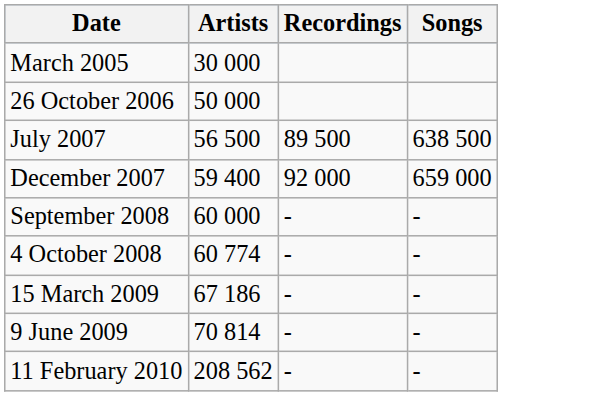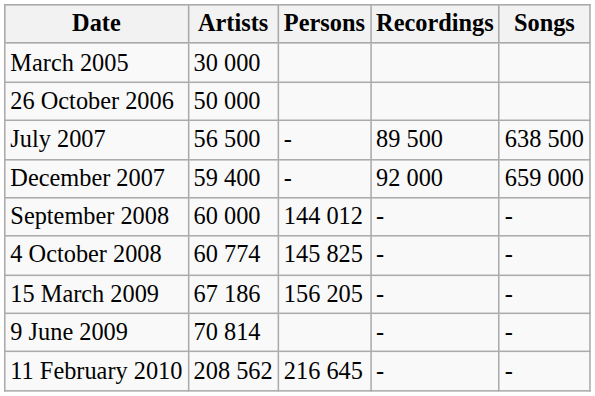+ column: (324, 23)
